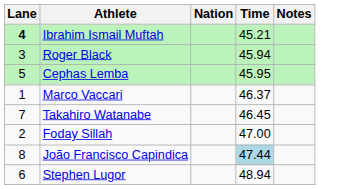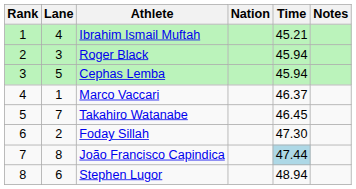+ column: (23, 14)
(22, 34) bold -> (59, 34) normal
(255, 74) 45.95 -> (292, 74) 45.94
(255, 134) 47.00 -> (292, 134) 47.30
